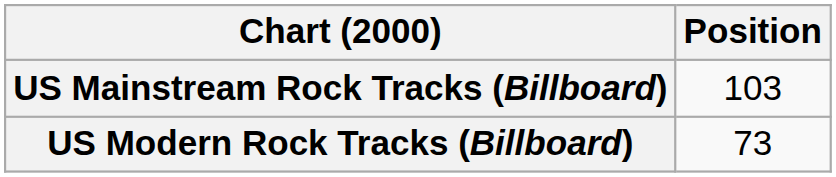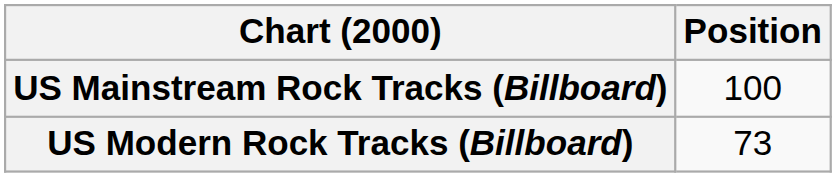(753, 87) 103 -> (753, 87) 100
